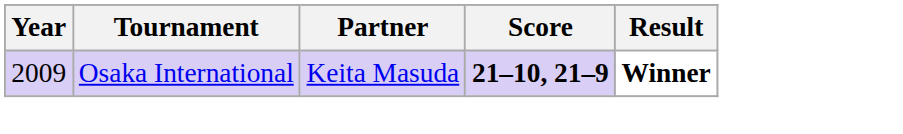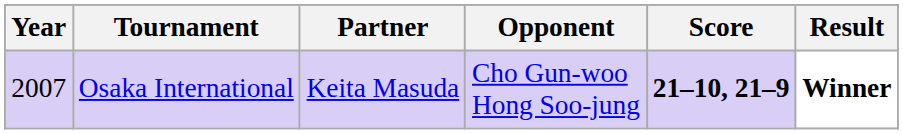+ column: (556, 27)
(39, 72) 2009 -> (39, 88) 2007
